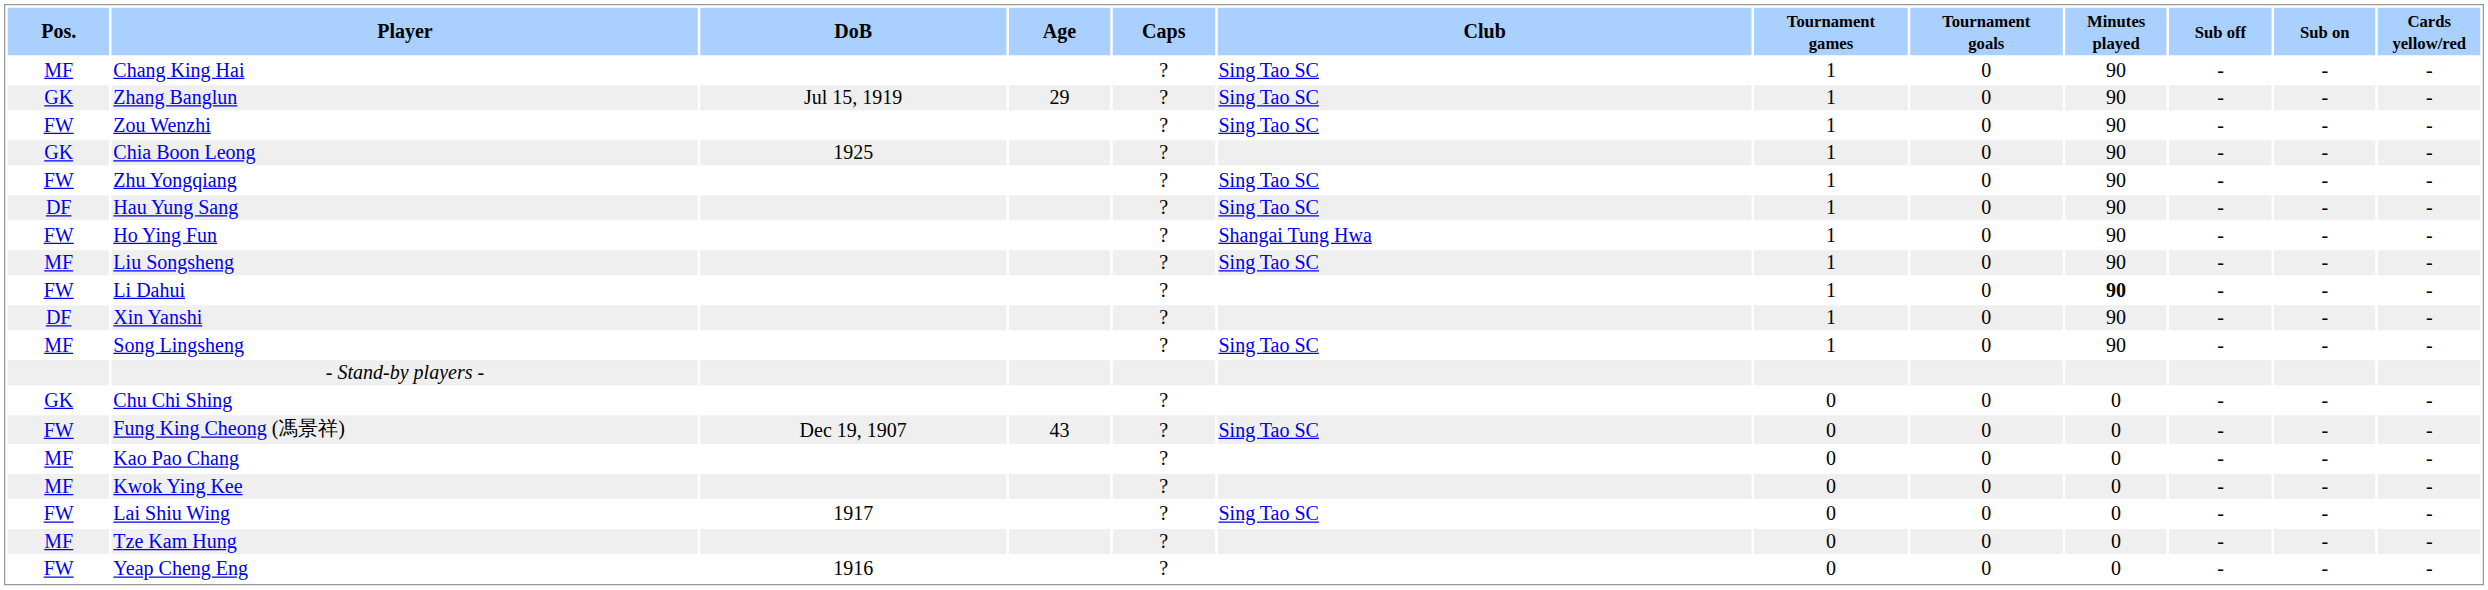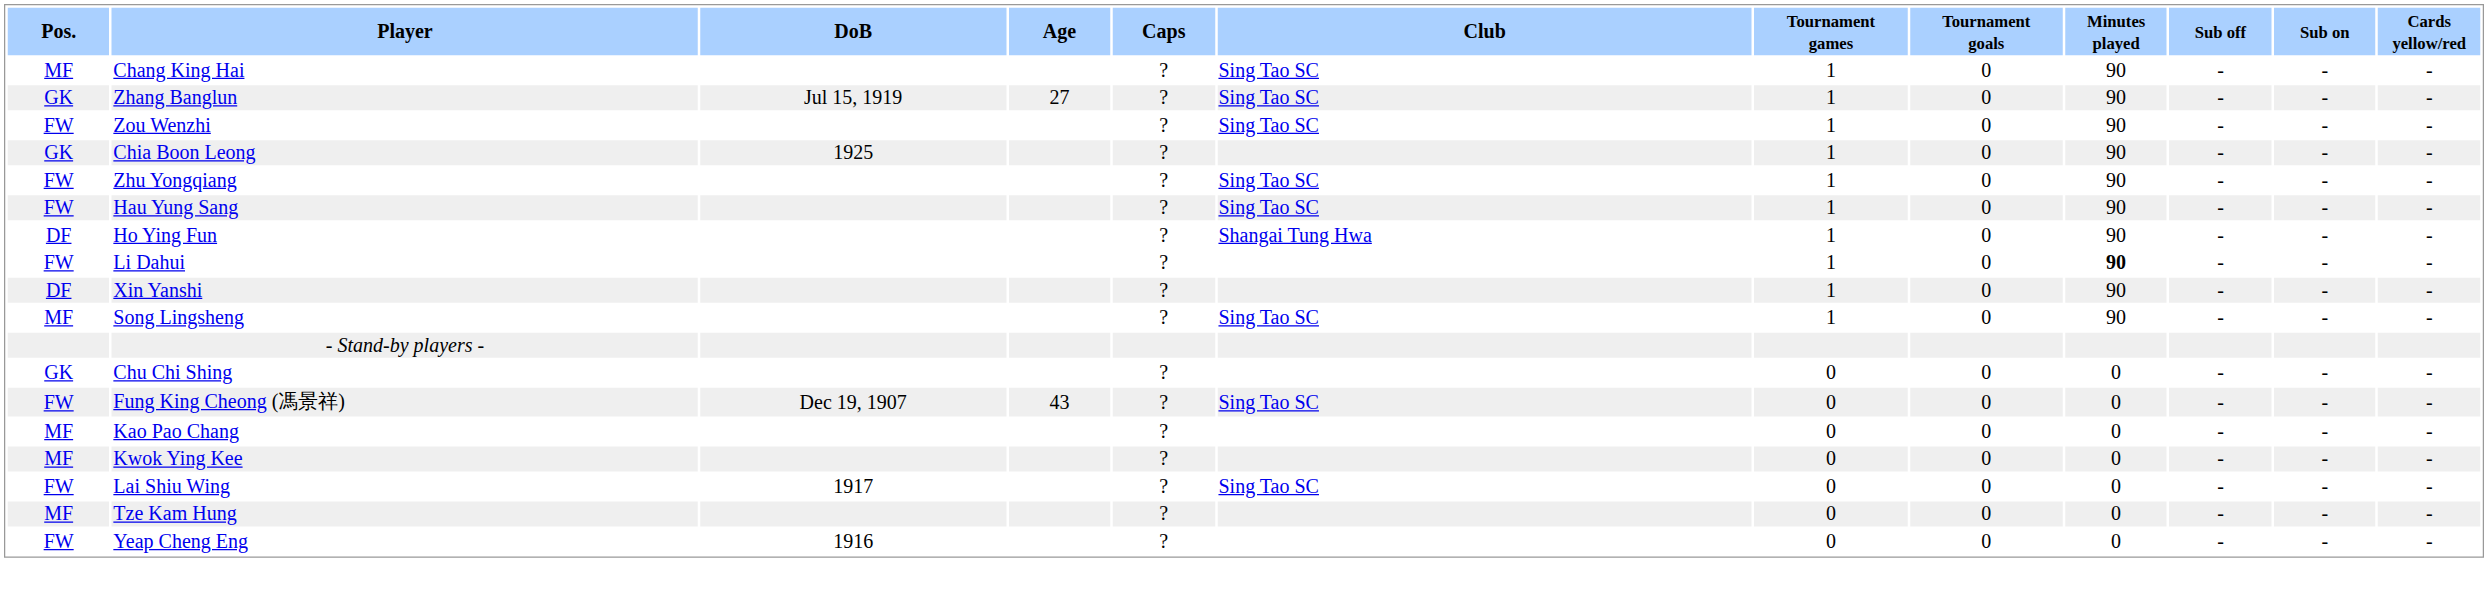(1059, 97) 29 -> (1059, 97) 27
(59, 207) DF -> (59, 207) FW
(59, 235) FW -> (59, 235) DF
- row: (174, 262)
